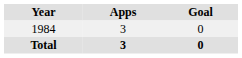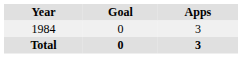columns swapped: (123, 12) <-> (201, 12)
